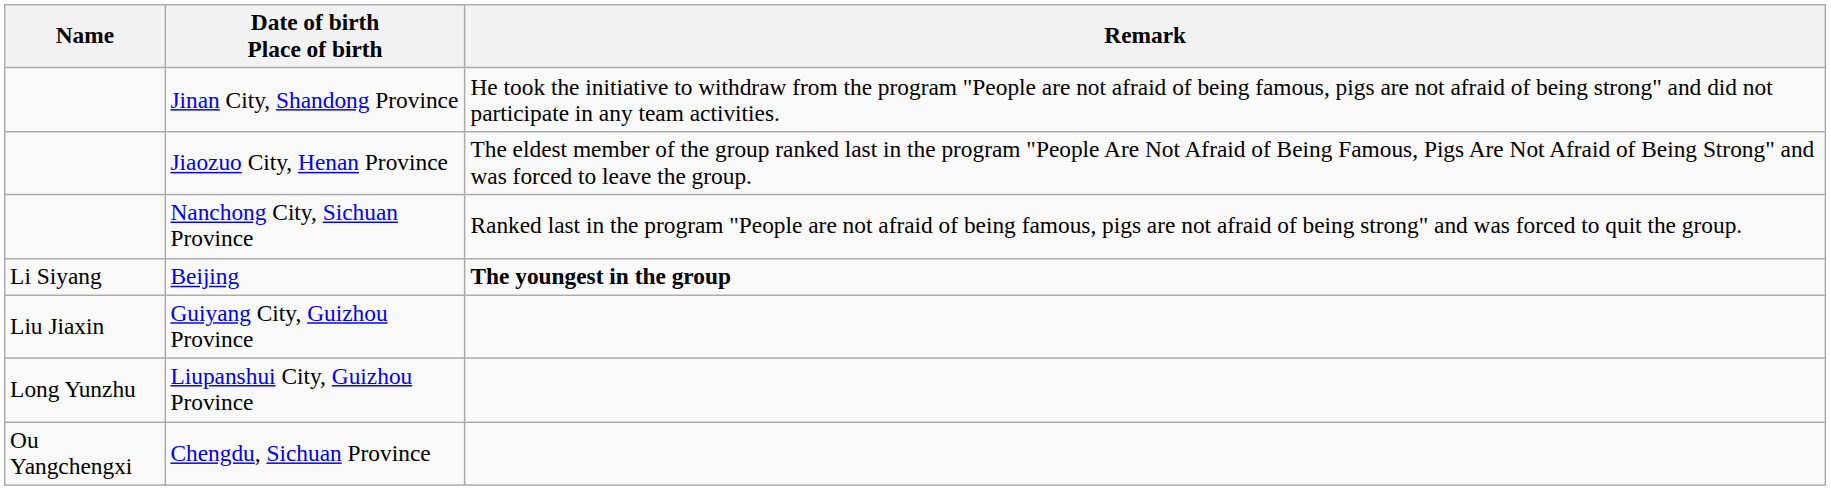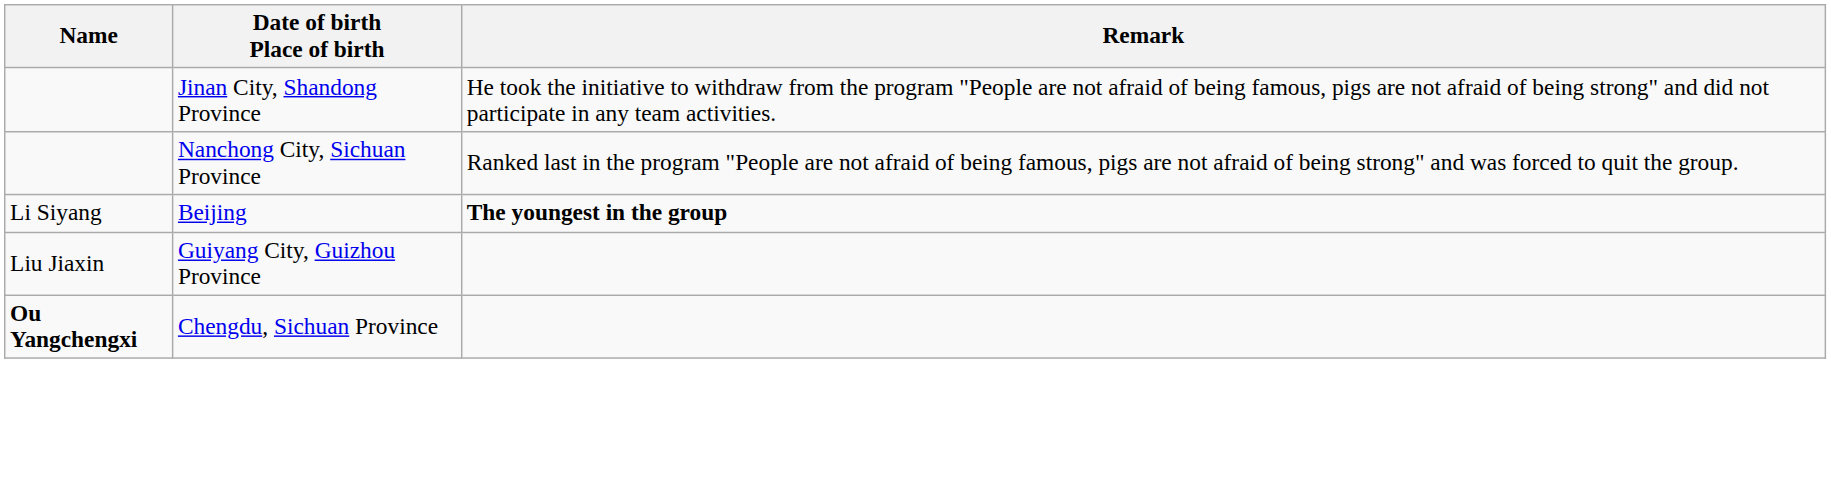- row: (309, 162)
- row: (291, 389)
(71, 453) normal -> (74, 326) bold
